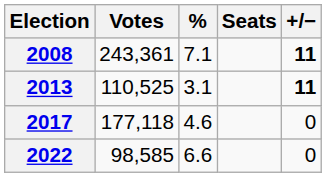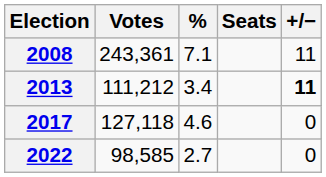(305, 54) bold -> (305, 54) normal
(137, 87) 110,525 -> (138, 87) 111,212
(198, 87) 3.1 -> (198, 87) 3.4
(137, 121) 177,118 -> (137, 121) 127,118
(198, 154) 6.6 -> (198, 154) 2.7
